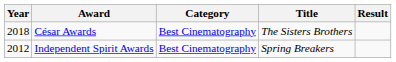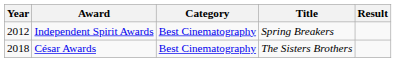rows swapped: (94, 48) <-> (65, 31)
